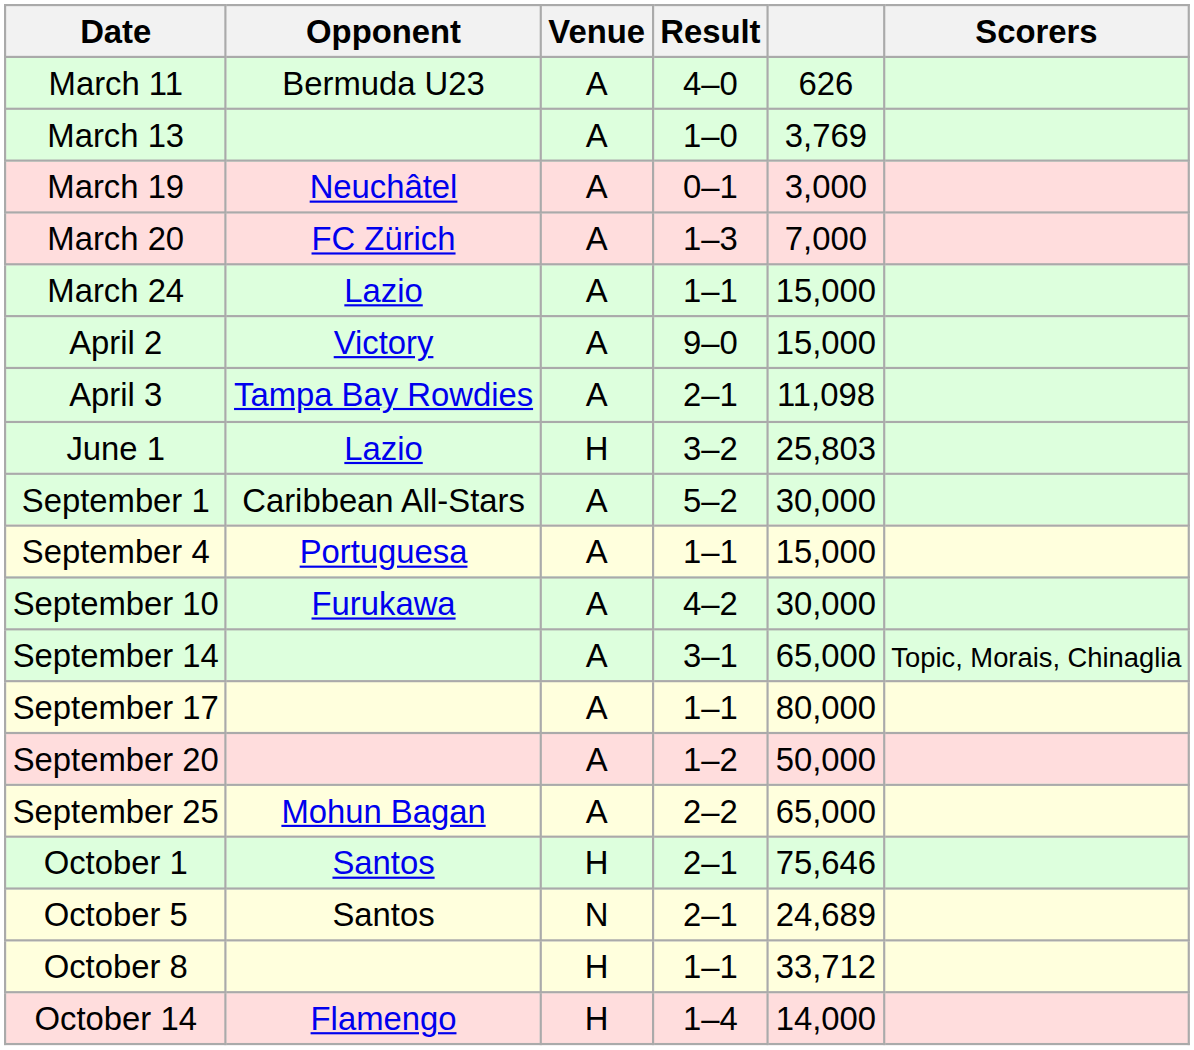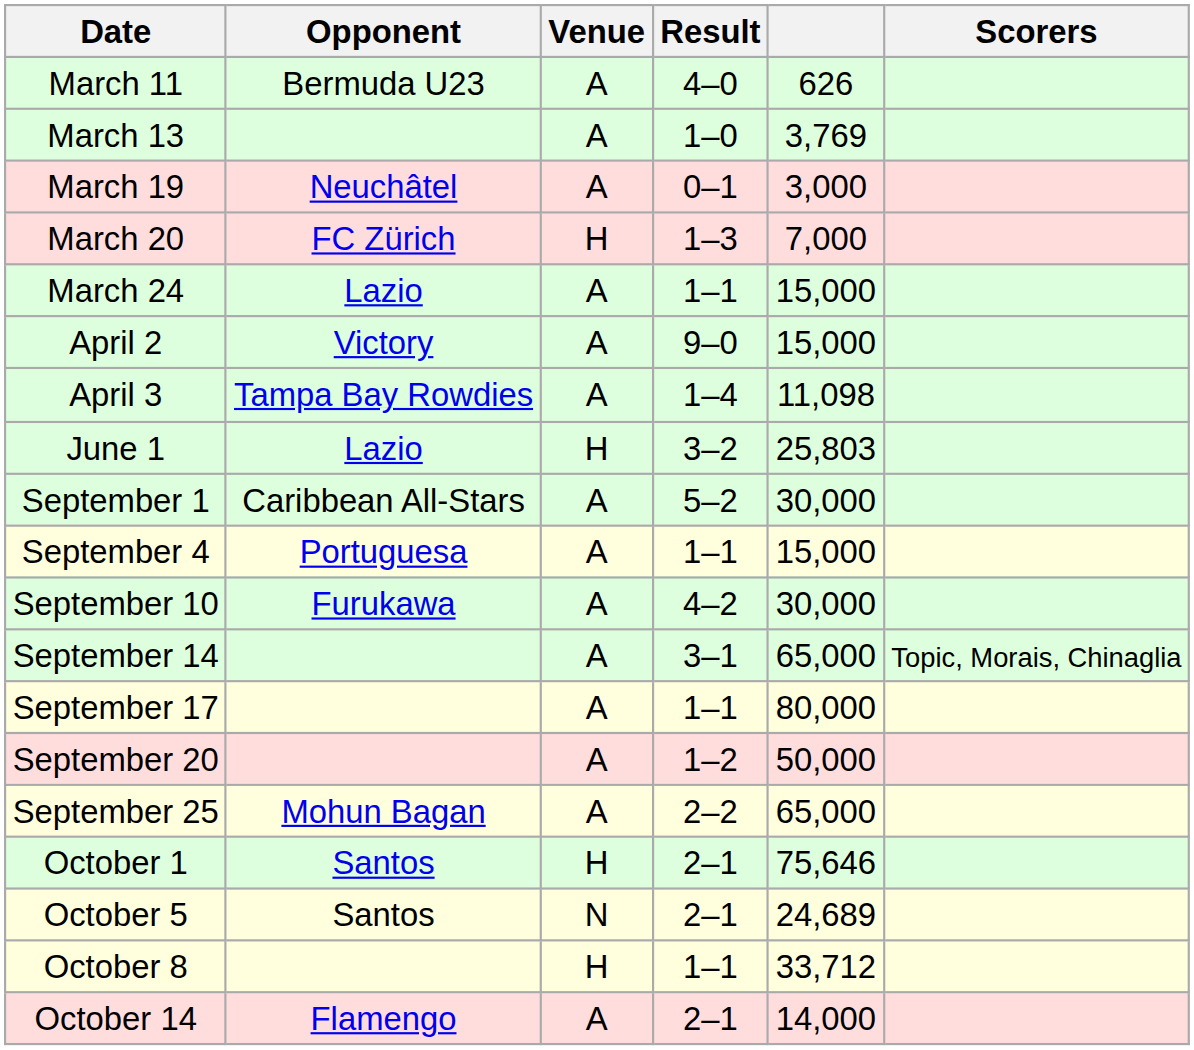(597, 239) A -> (597, 239) H
(710, 395) 2–1 -> (710, 395) 1–4
(597, 1019) H -> (597, 1019) A
(710, 1019) 1–4 -> (710, 1019) 2–1
